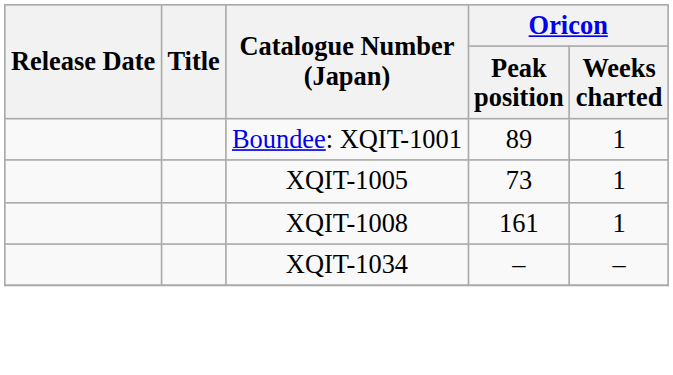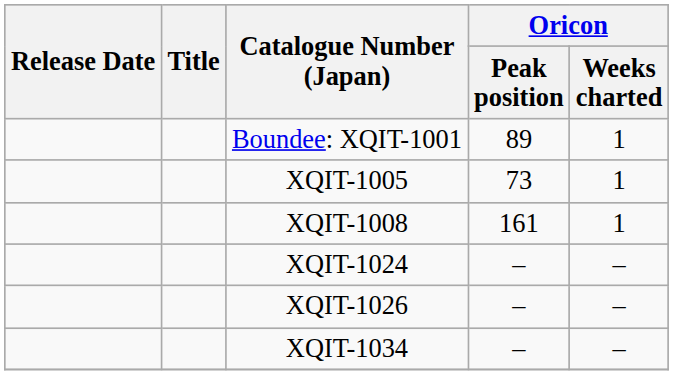+ row: (347, 264)
+ row: (347, 306)
